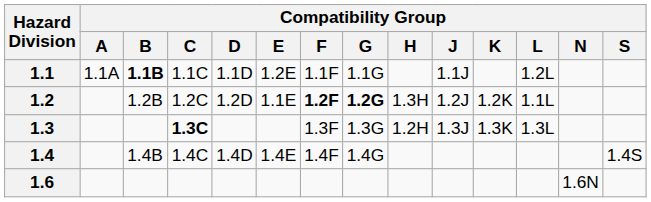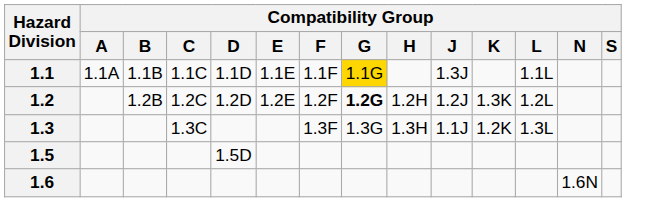(145, 73) bold -> (145, 73) normal
(278, 73) 1.2E -> (277, 73) 1.1E
(365, 73) no background -> (364, 73) gold background
(453, 73) 1.1J -> (452, 73) 1.3J
(538, 73) 1.2L -> (537, 73) 1.1L
(278, 100) 1.1E -> (277, 100) 1.2E
(321, 100) bold -> (320, 100) normal
(410, 100) 1.3H -> (409, 100) 1.2H
(495, 100) 1.2K -> (494, 100) 1.3K
(538, 100) 1.1L -> (537, 100) 1.2L
(190, 127) bold -> (189, 127) normal
(410, 127) 1.2H -> (409, 127) 1.3H
(453, 127) 1.3J -> (452, 127) 1.1J
(495, 127) 1.3K -> (494, 127) 1.2K
- row: (42, 155)
+ row: (42, 155)
